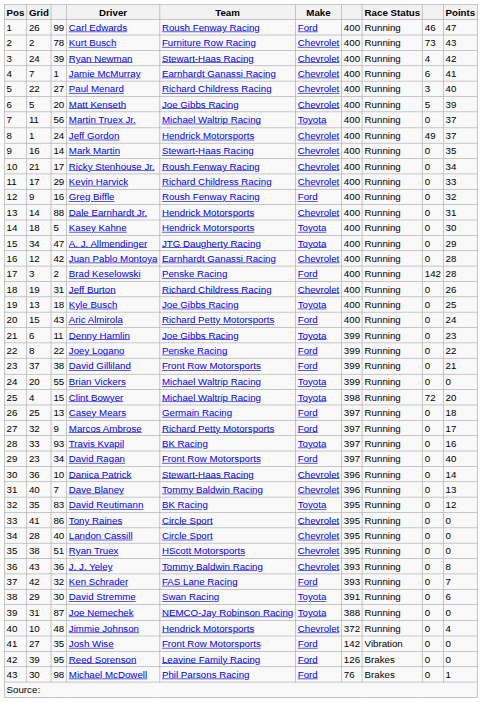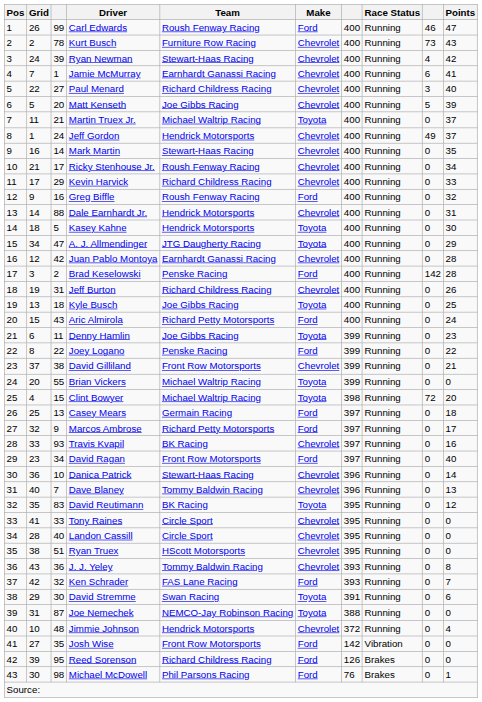(59, 120) 56 -> (59, 120) 21
(308, 366) Ford -> (319, 366) Chevrolet
(312, 443) Toyota -> (319, 443) Chevrolet
(59, 520) 86 -> (59, 520) 33
(211, 659) Leavine Family Racing -> (217, 659) Richard Childress Racing
